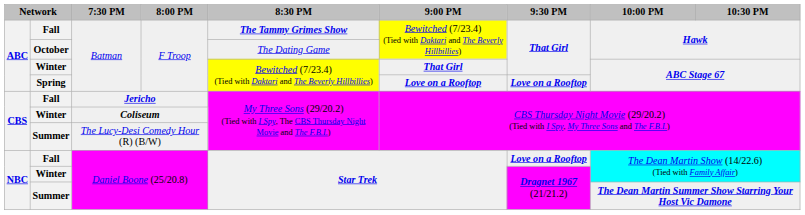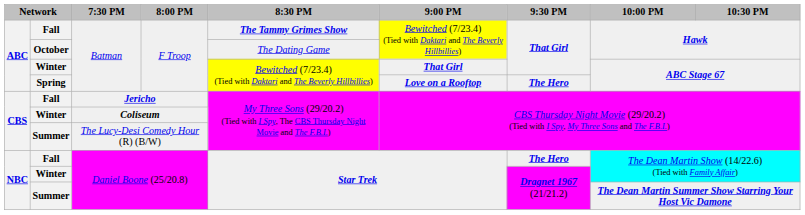(549, 83) Love on a Rooftop -> (549, 83) The Hero
(549, 158) Love on a Rooftop -> (549, 158) The Hero
